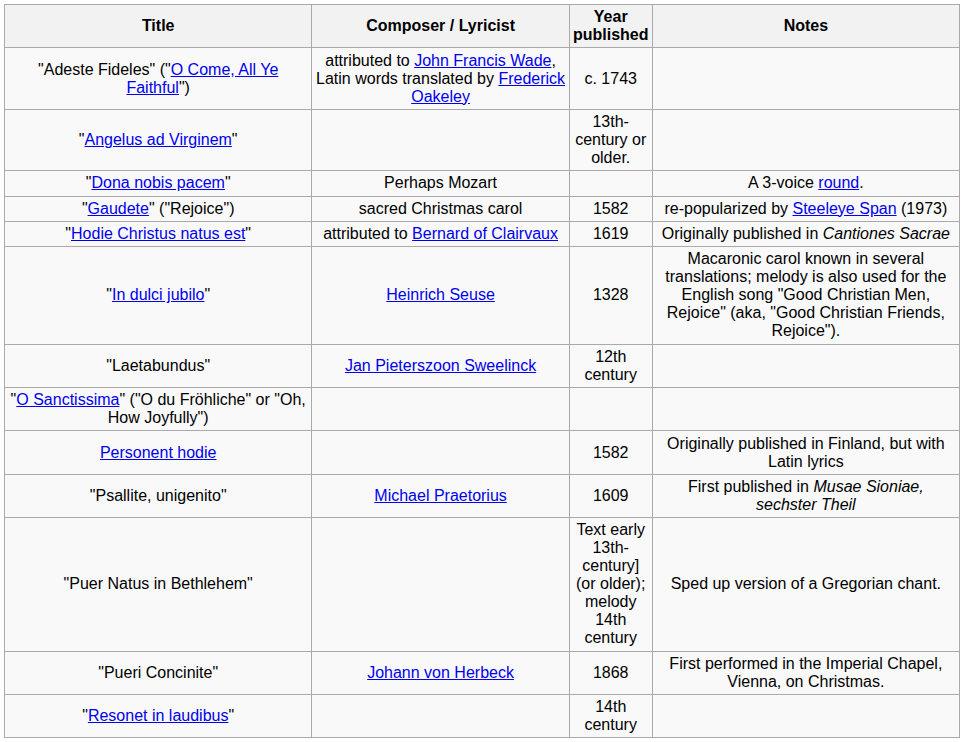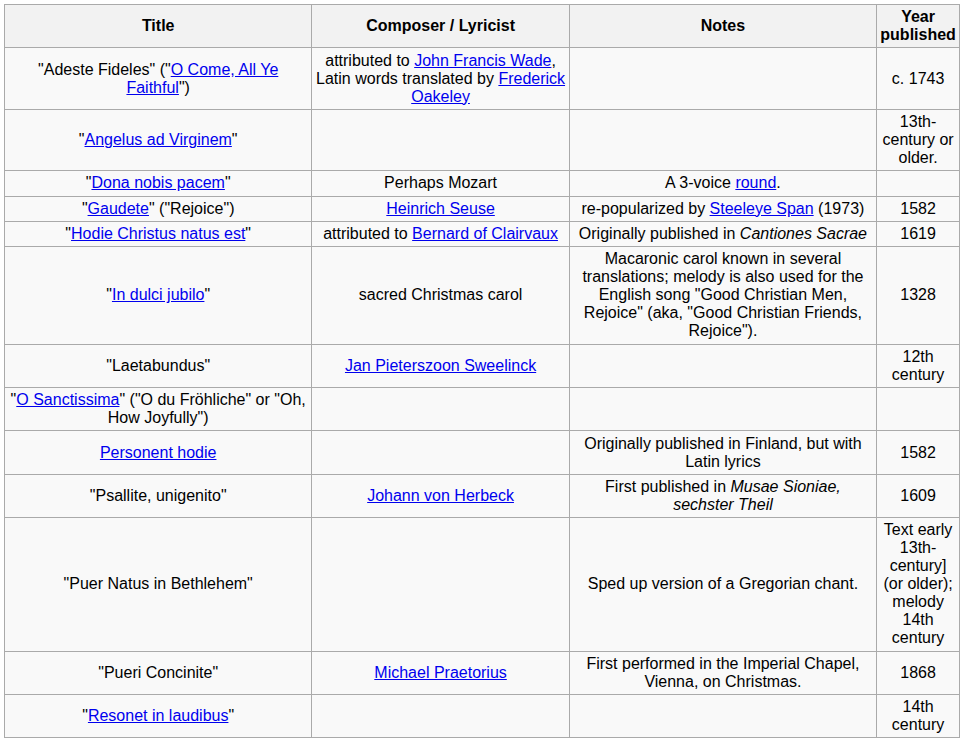columns swapped: (611, 26) <-> (806, 26)
(441, 208) sacred Christmas carol -> (441, 208) Heinrich Seuse
(441, 295) Heinrich Seuse -> (441, 295) sacred Christmas carol
(441, 495) Michael Praetorius -> (441, 495) Johann von Herbeck
(441, 672) Johann von Herbeck -> (441, 672) Michael Praetorius
